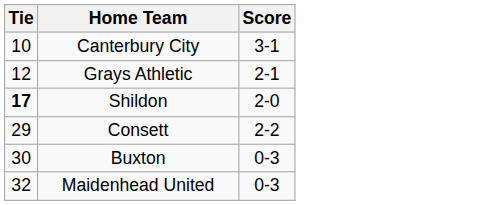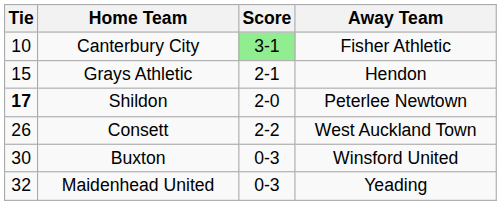+ column: (396, 18)
(267, 46) no background -> (267, 46) lightgreen background
(21, 74) 12 -> (21, 74) 15
(21, 130) 29 -> (21, 130) 26
